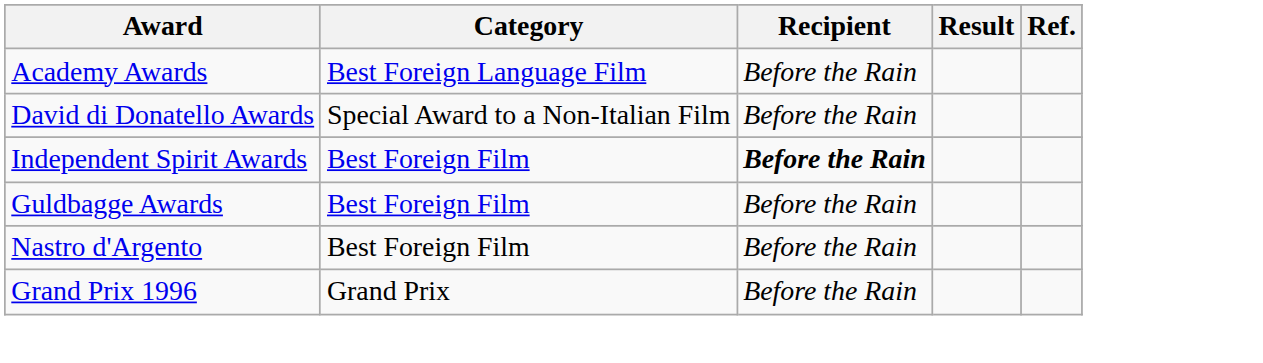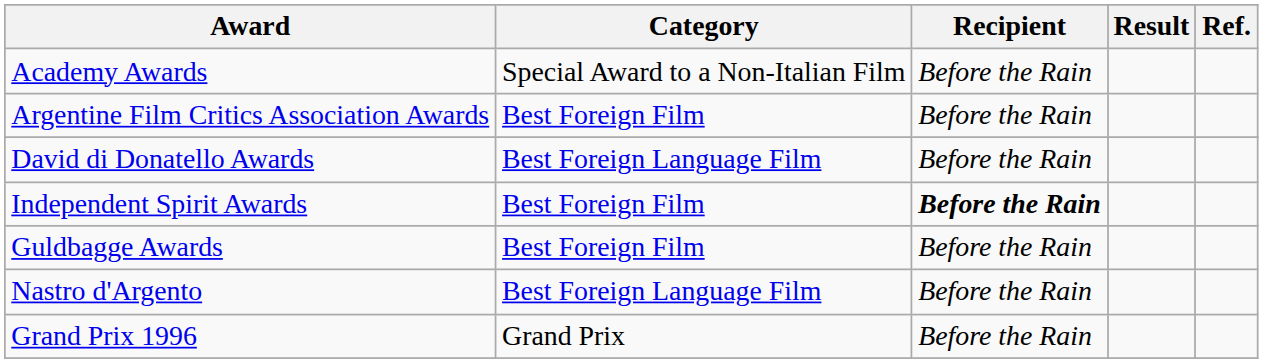(487, 70) Best Foreign Language Film -> (704, 70) Special Award to a Non-Italian Film
+ row: (250, 114)
(529, 114) Special Award to a Non-Italian Film -> (662, 159) Best Foreign Language Film
(428, 247) Best Foreign Film -> (662, 291) Best Foreign Language Film
